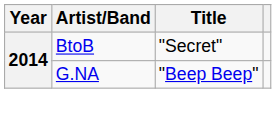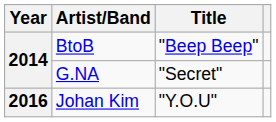(191, 46) "Secret" -> (209, 46) "Beep Beep"
(209, 74) "Beep Beep" -> (191, 74) "Secret"
+ row: (97, 102)
